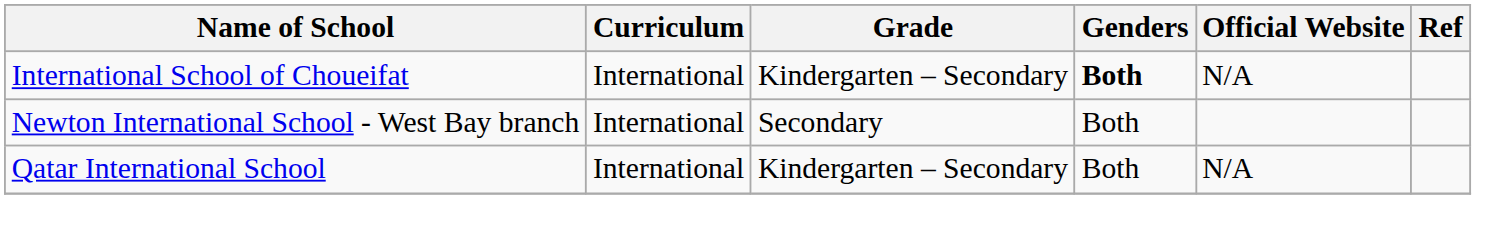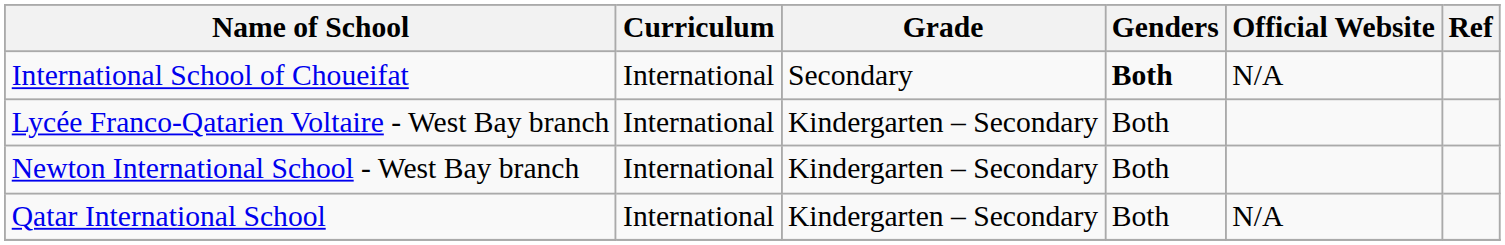(913, 74) Kindergarten – Secondary -> (850, 74) Secondary
+ row: (311, 121)
(820, 121) Secondary -> (943, 168) Kindergarten – Secondary
